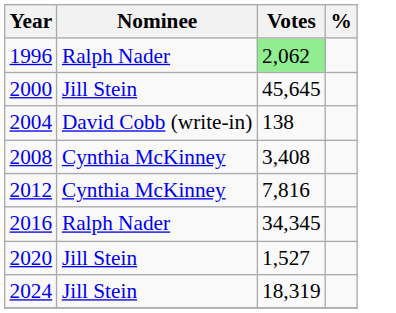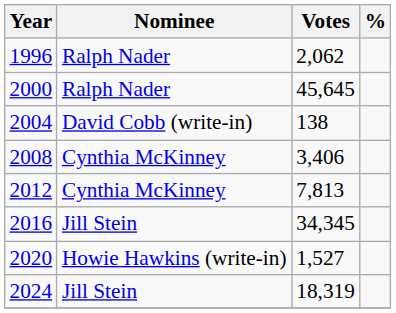(286, 55) lightgreen background -> (320, 55) no background
(99, 88) Jill Stein -> (116, 88) Ralph Nader
(286, 156) 3,408 -> (320, 156) 3,406
(286, 190) 7,816 -> (320, 190) 7,813
(116, 223) Ralph Nader -> (99, 223) Jill Stein
(99, 257) Jill Stein -> (174, 257) Howie Hawkins (write-in)
